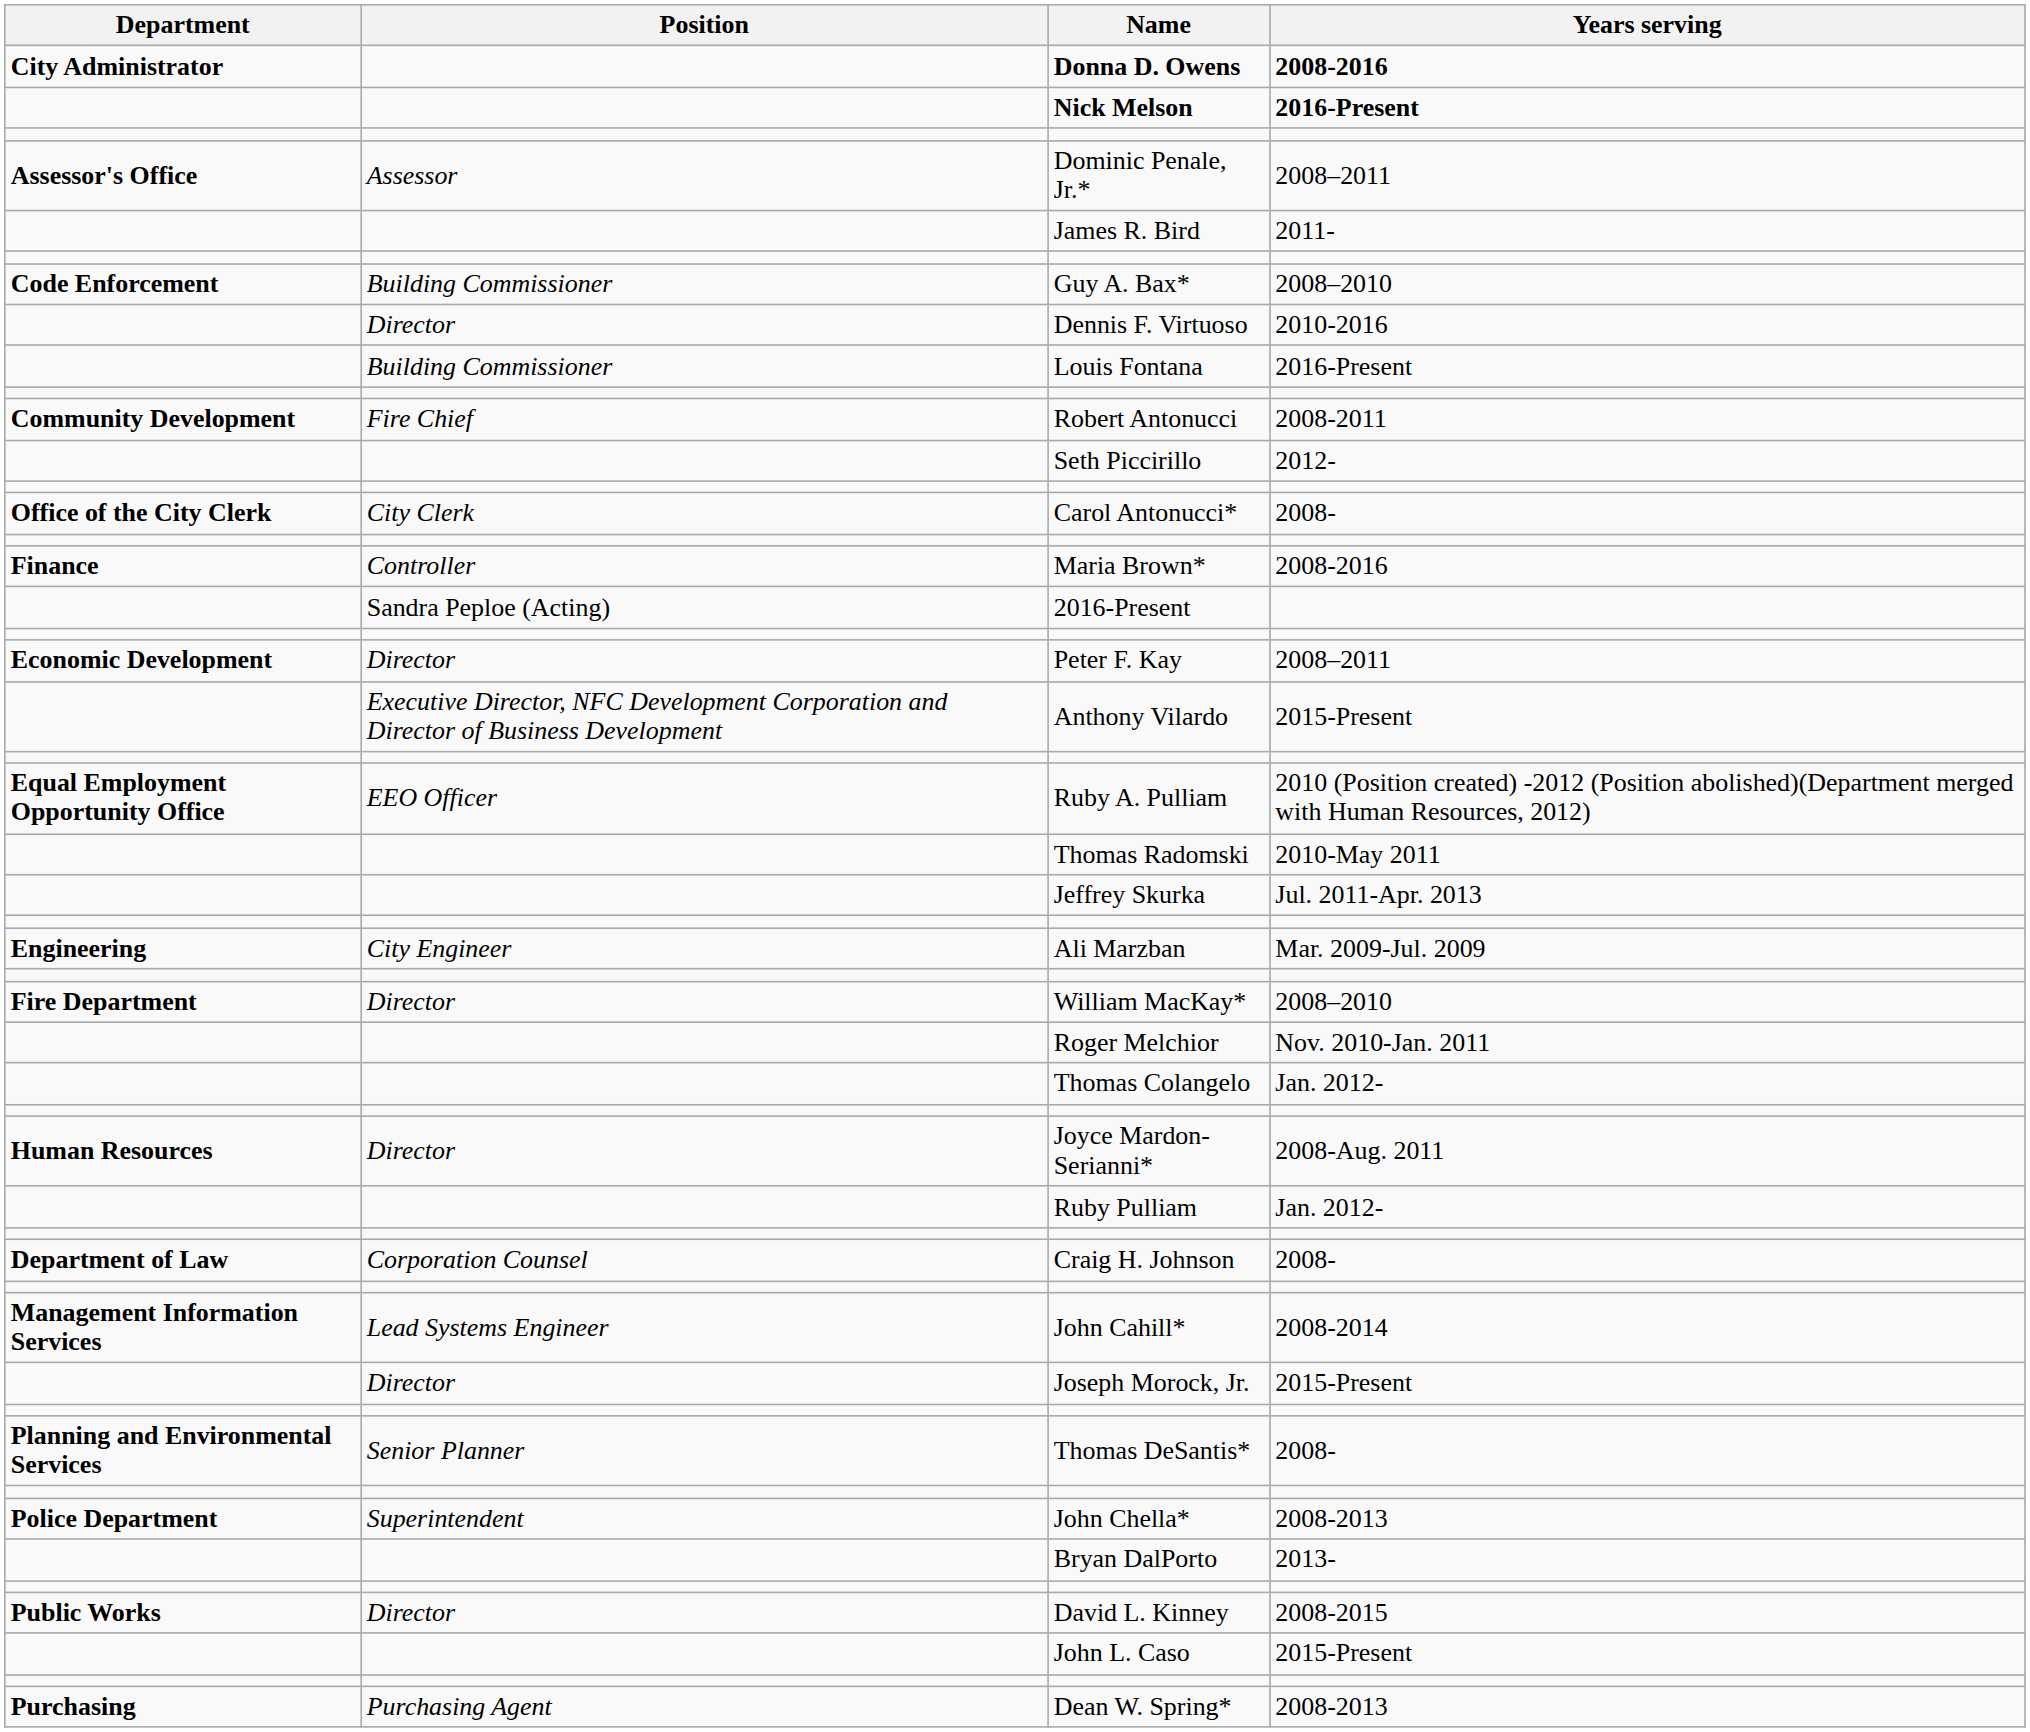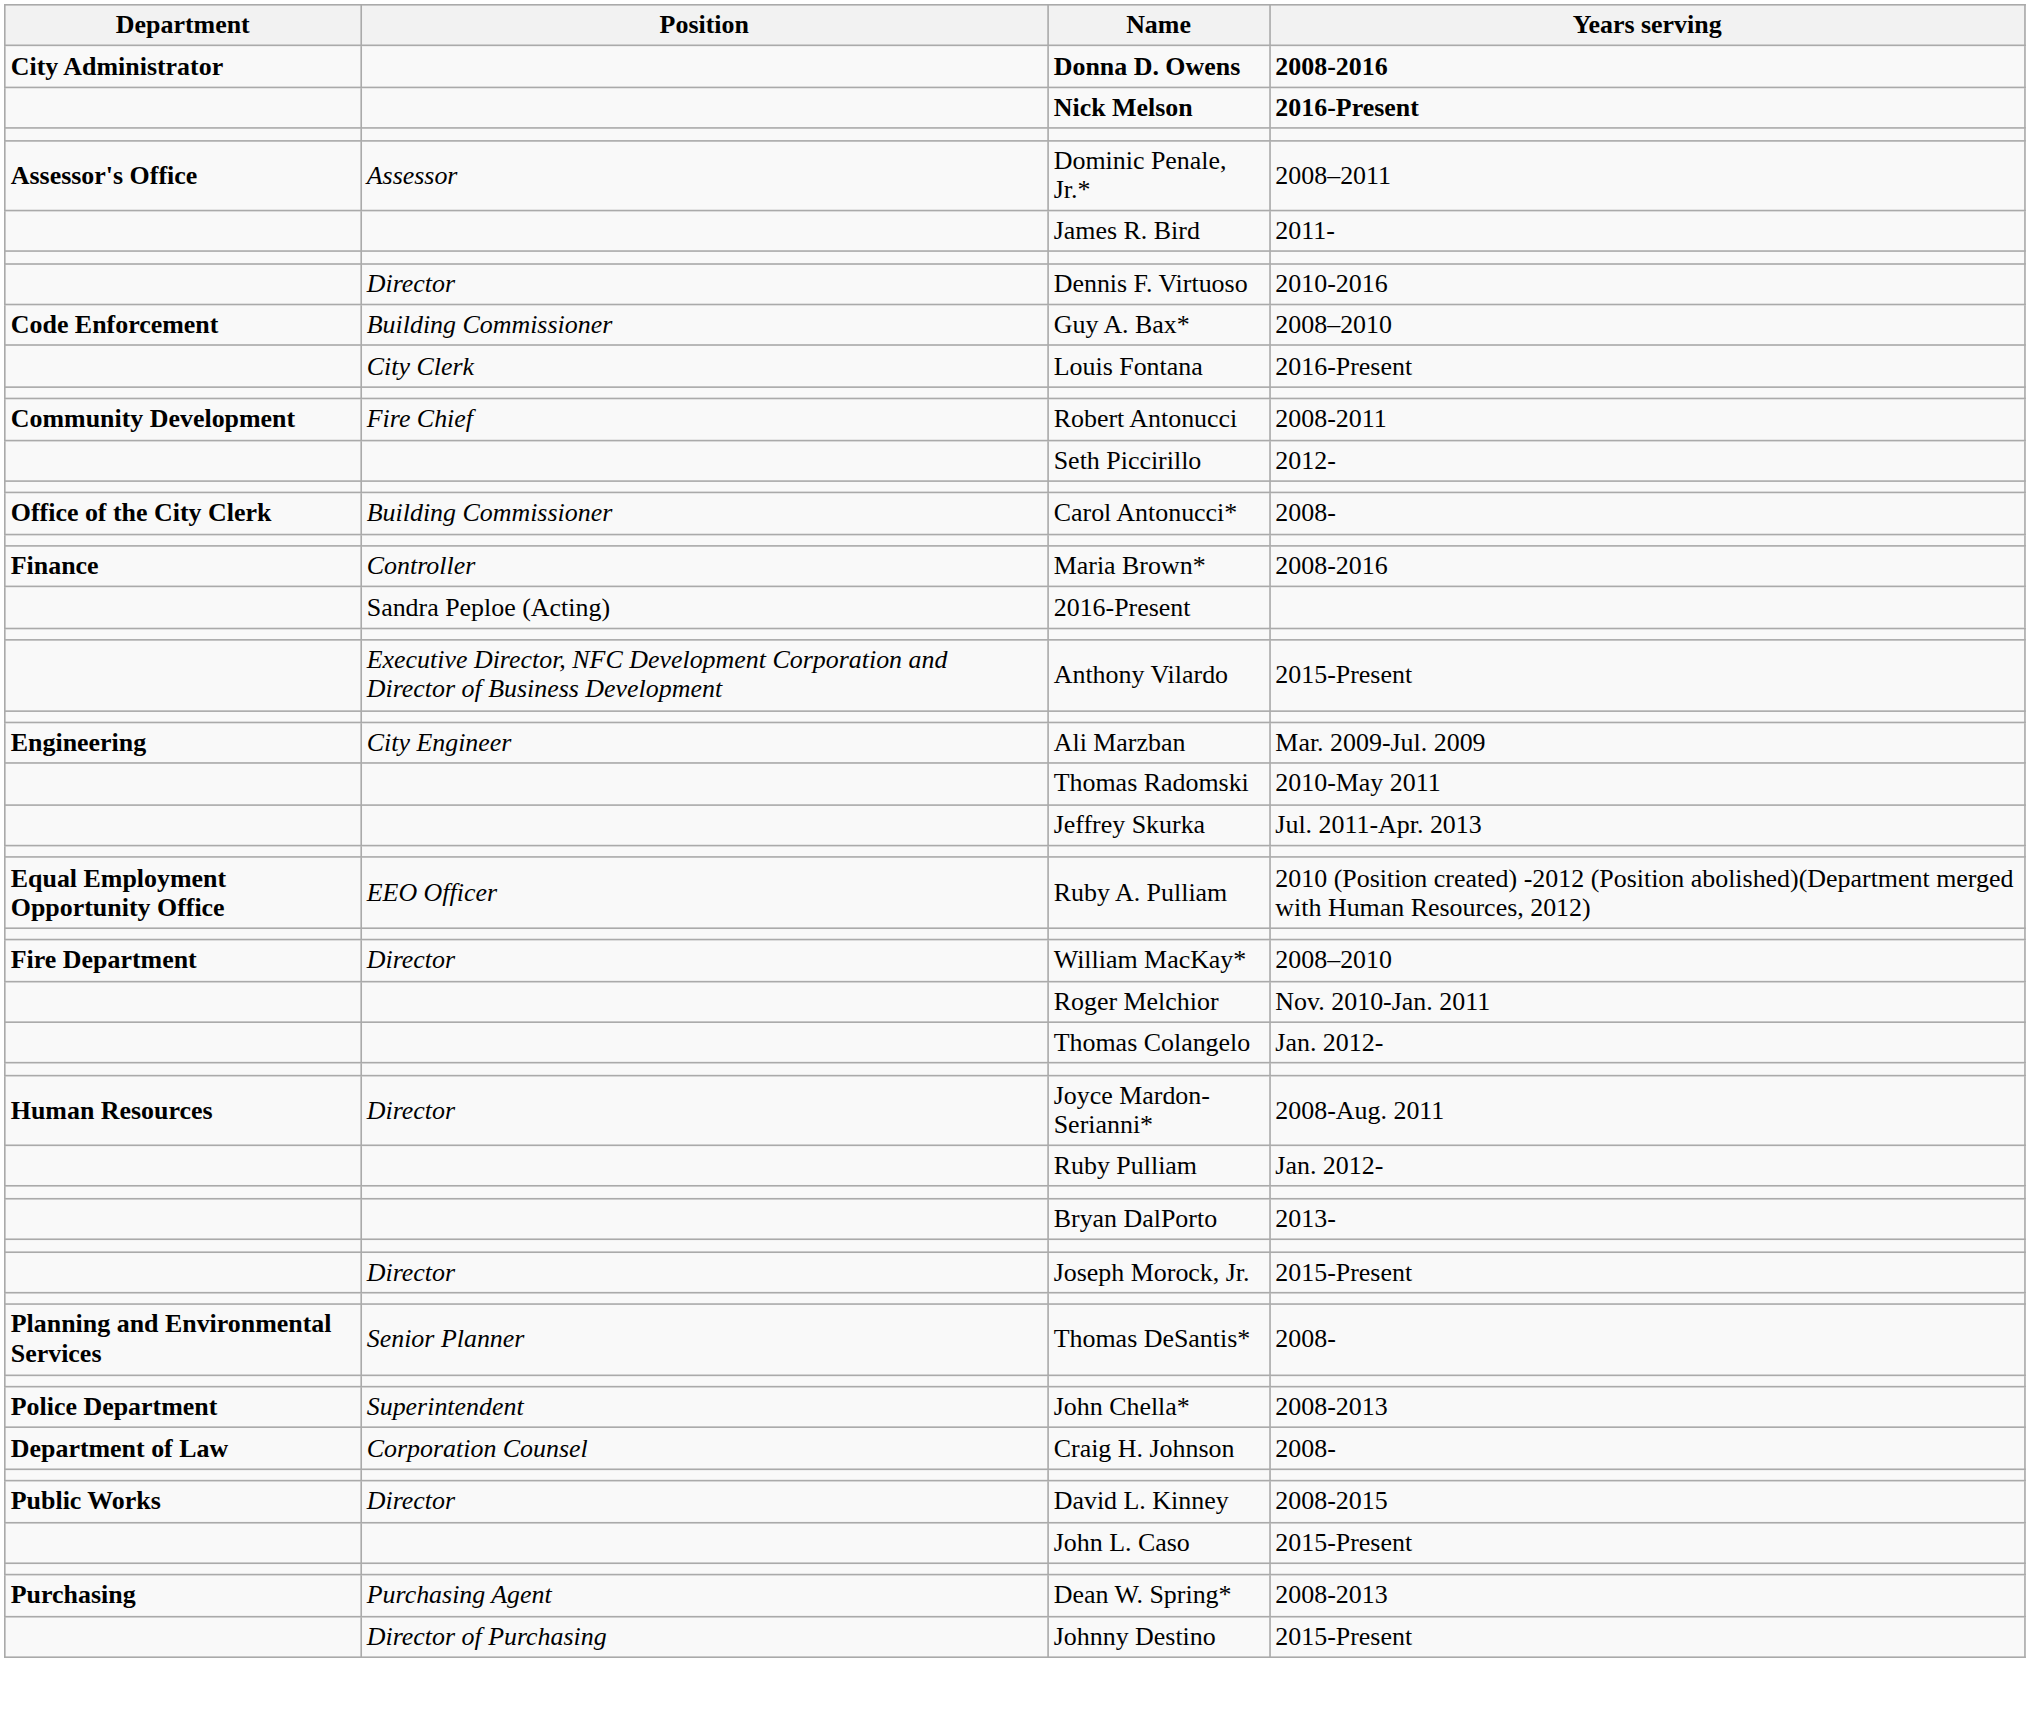rows swapped: (1122, 283) <-> (1151, 324)
(489, 365) Building Commissioner -> (420, 365) City Clerk
(420, 513) City Clerk -> (489, 513) Building Commissioner
- row: (1118, 660)
rows swapped: (1120, 948) <-> (1140, 798)
rows swapped: (1144, 1259) <-> (1135, 1559)
- row: (1120, 1327)
+ row: (1135, 1636)
